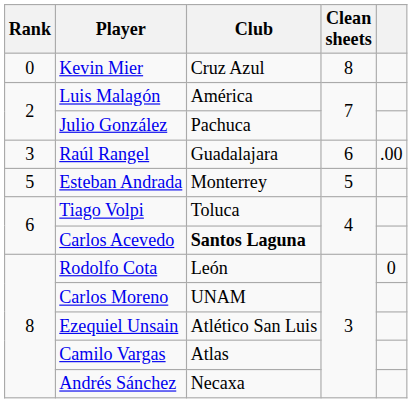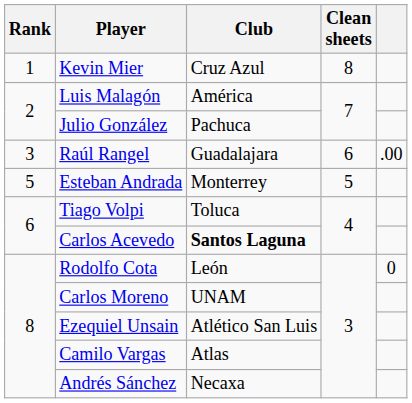(30, 67) 0 -> (30, 67) 1
